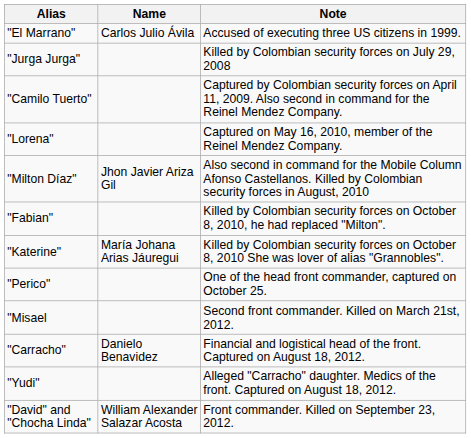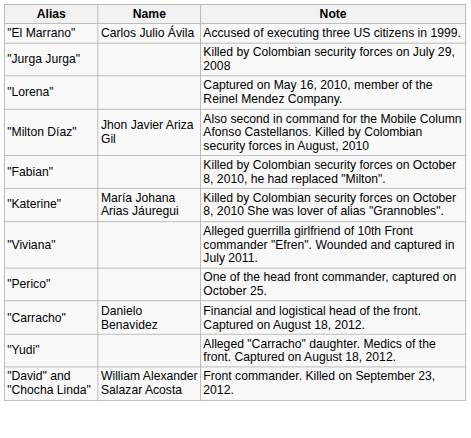- row: (49, 99)
+ row: (31, 244)
- row: (27, 317)
